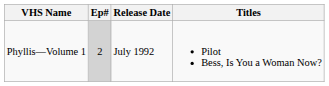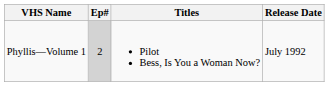columns swapped: (142, 12) <-> (248, 12)
